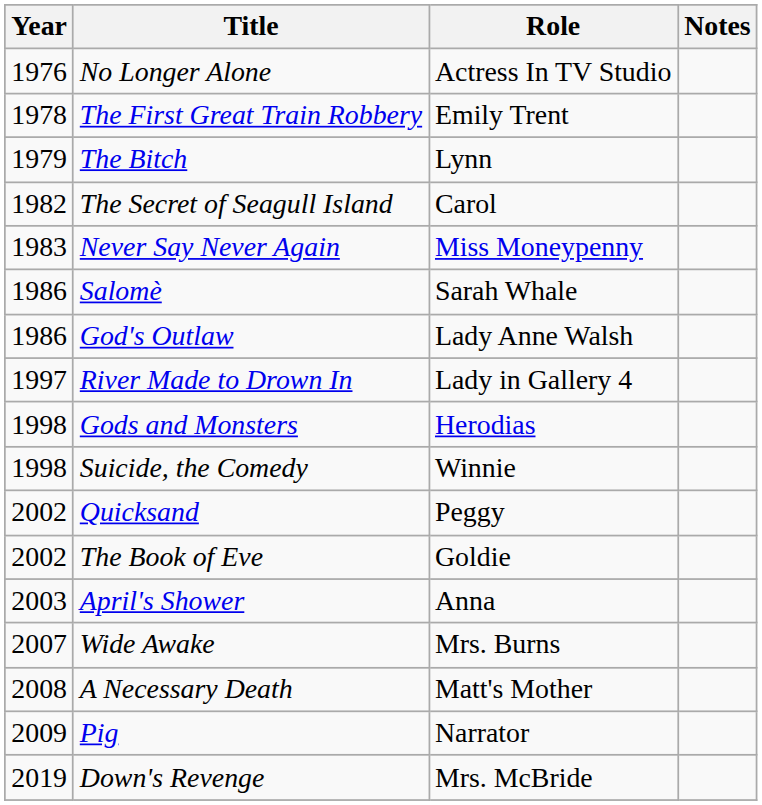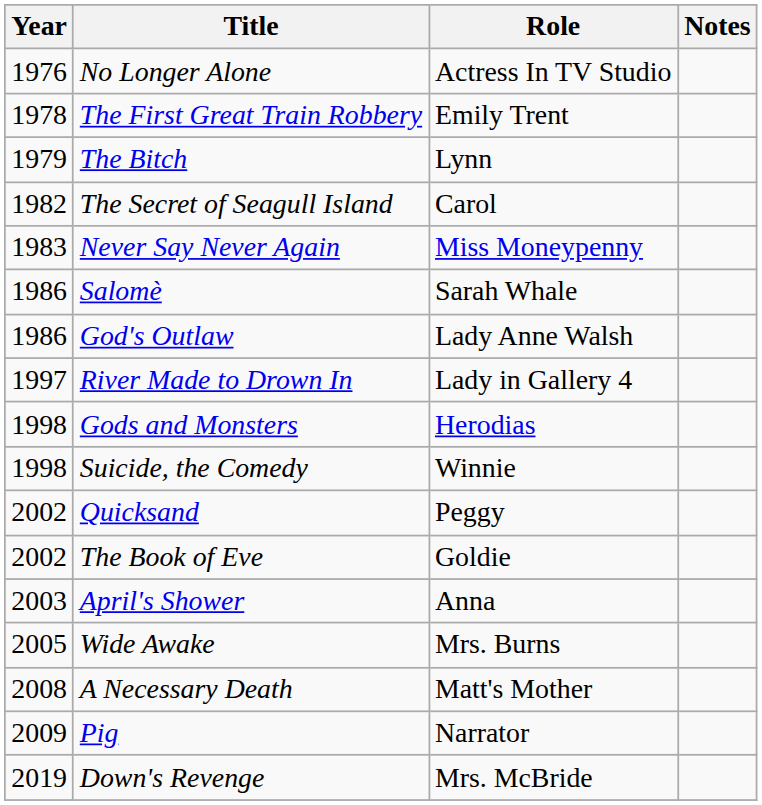(39, 644) 2007 -> (39, 644) 2005
